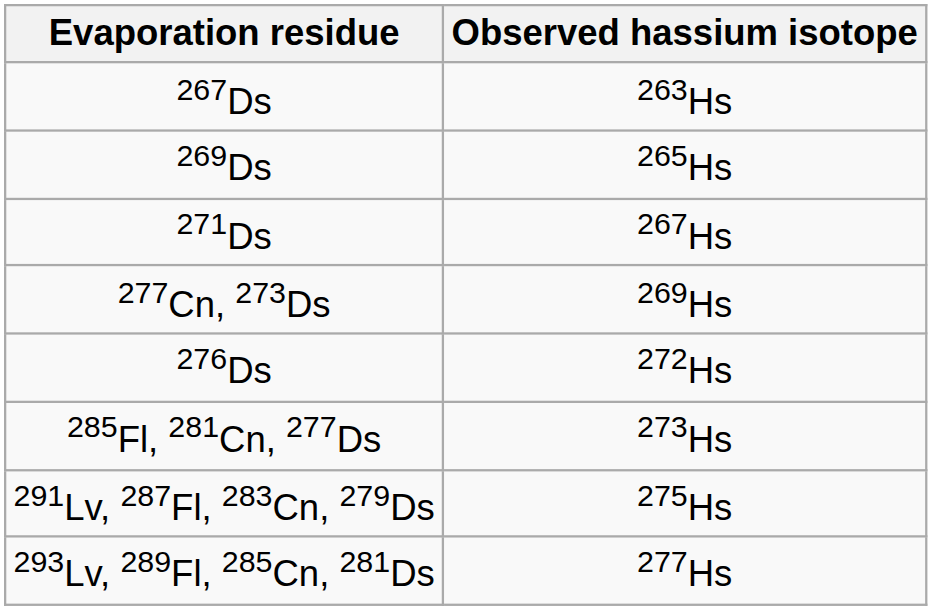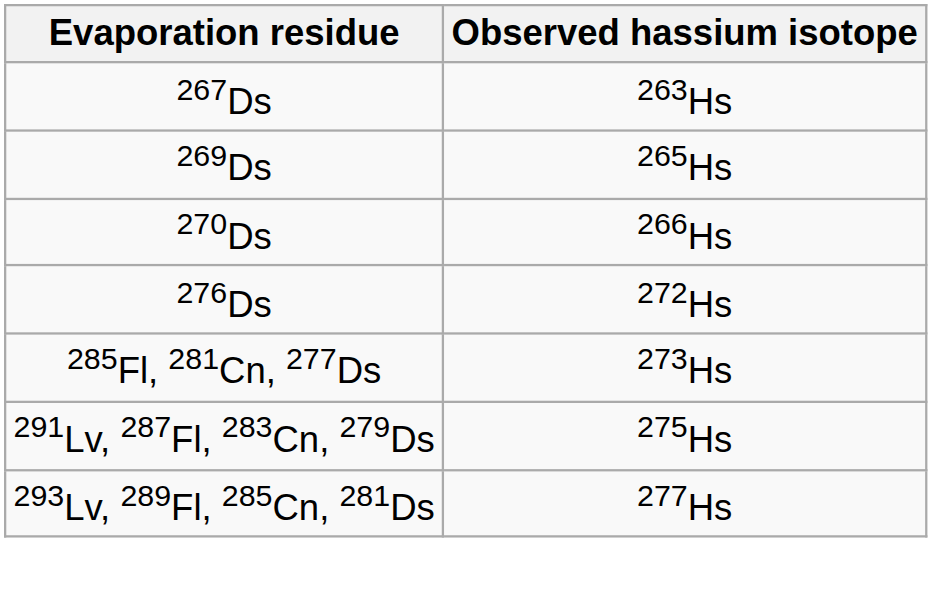+ row: (224, 231)
- row: (224, 231)
- row: (224, 299)
